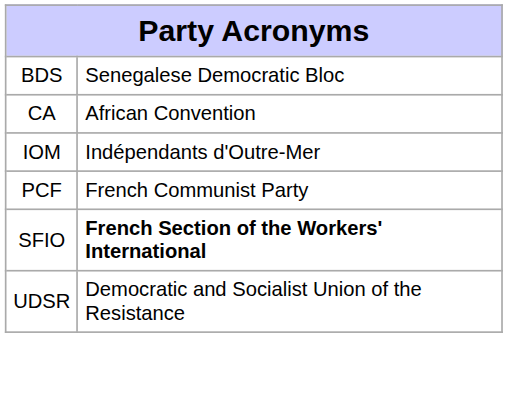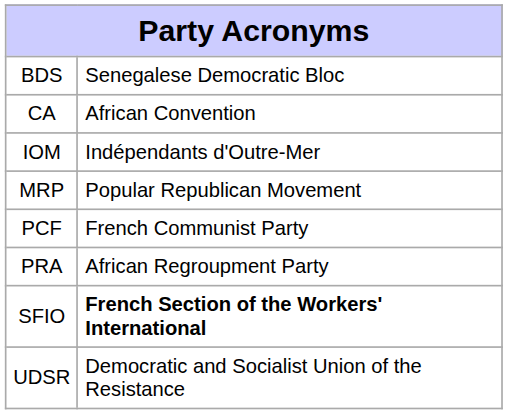+ row: (42, 190)
+ row: (42, 266)
